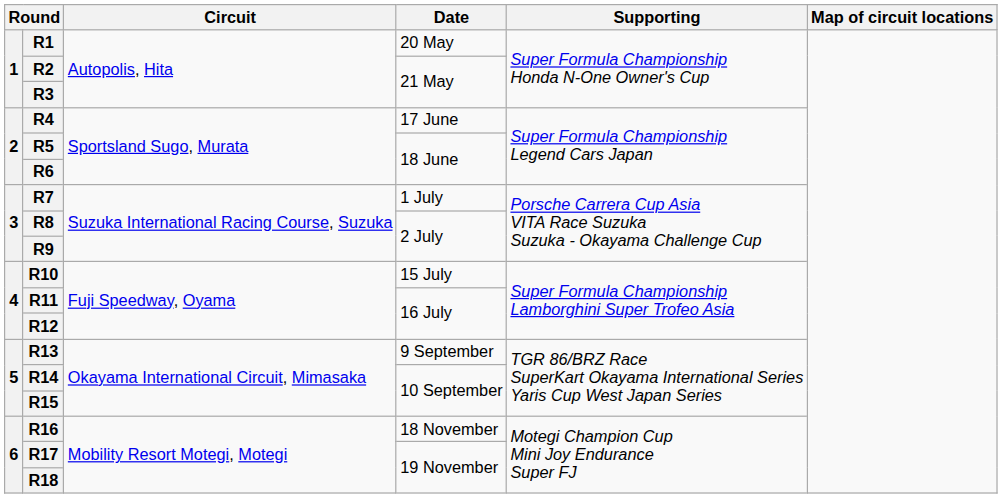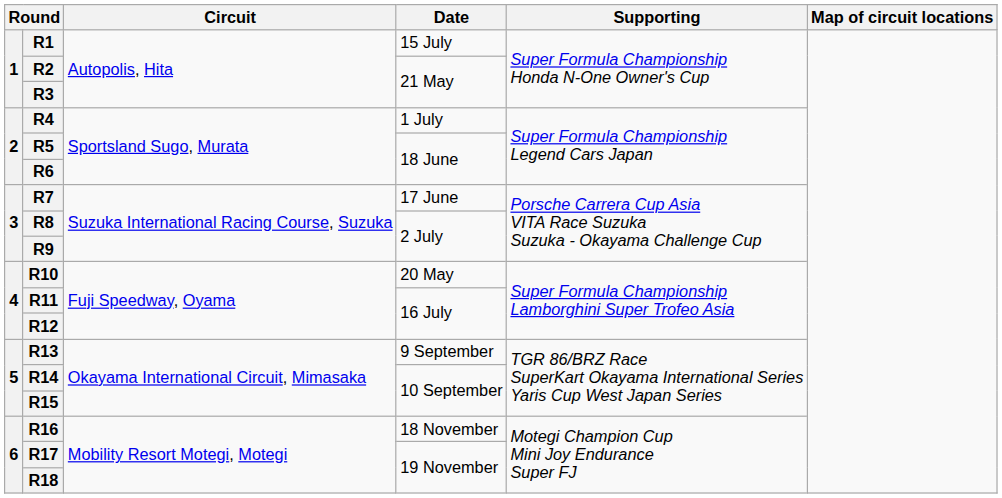(427, 43) 20 May -> (426, 43) 15 July
(429, 120) 17 June -> (422, 120) 1 July
(422, 197) 1 July -> (429, 197) 17 June
(426, 274) 15 July -> (427, 274) 20 May
